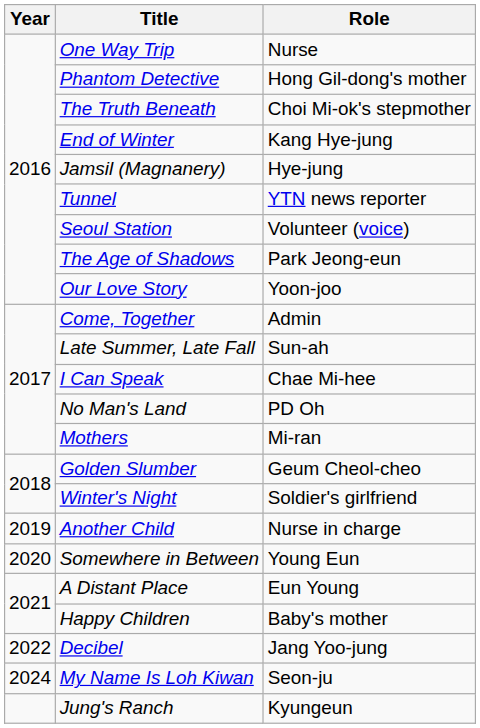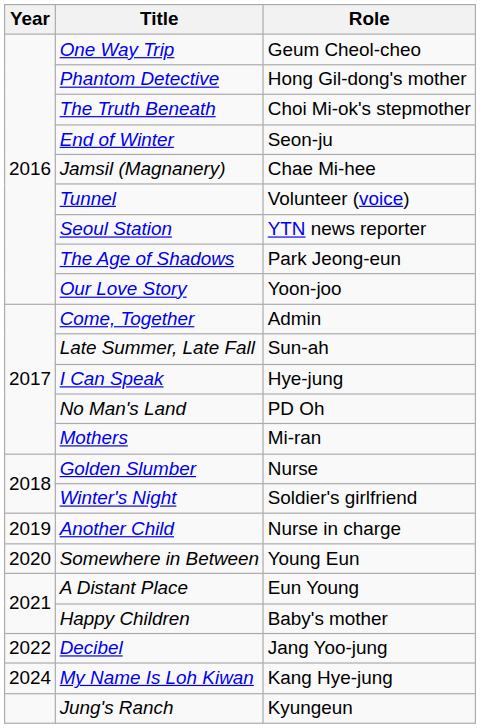(293, 49) Nurse -> (344, 49) Geum Cheol-cheo
(330, 139) Kang Hye-jung -> (300, 139) Seon-ju
(306, 169) Hye-jung -> (322, 169) Chae Mi-hee
(347, 199) YTN news reporter -> (339, 199) Volunteer (voice)
(339, 229) Volunteer (voice) -> (347, 229) YTN news reporter
(322, 378) Chae Mi-hee -> (306, 378) Hye-jung
(344, 468) Geum Cheol-cheo -> (293, 468) Nurse
(300, 678) Seon-ju -> (330, 678) Kang Hye-jung
